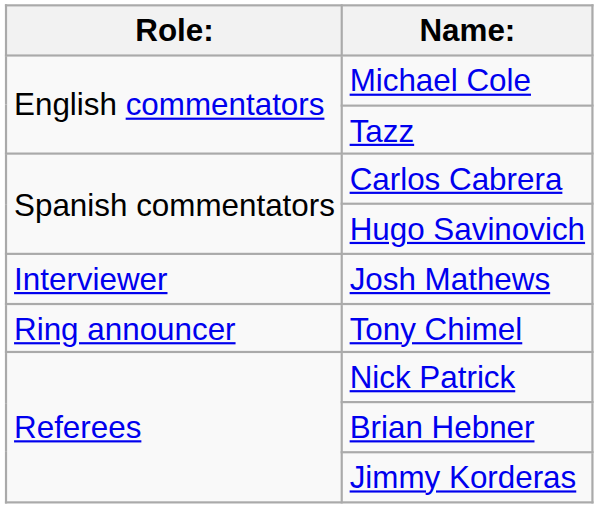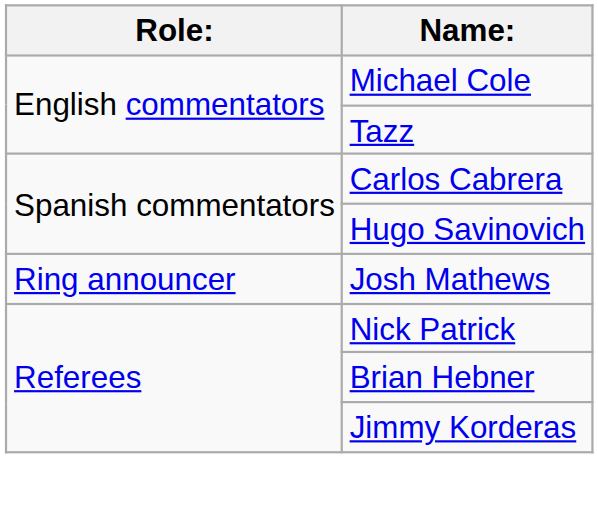(91, 279) Interviewer -> (125, 279) Ring announcer
- row: (436, 328)
